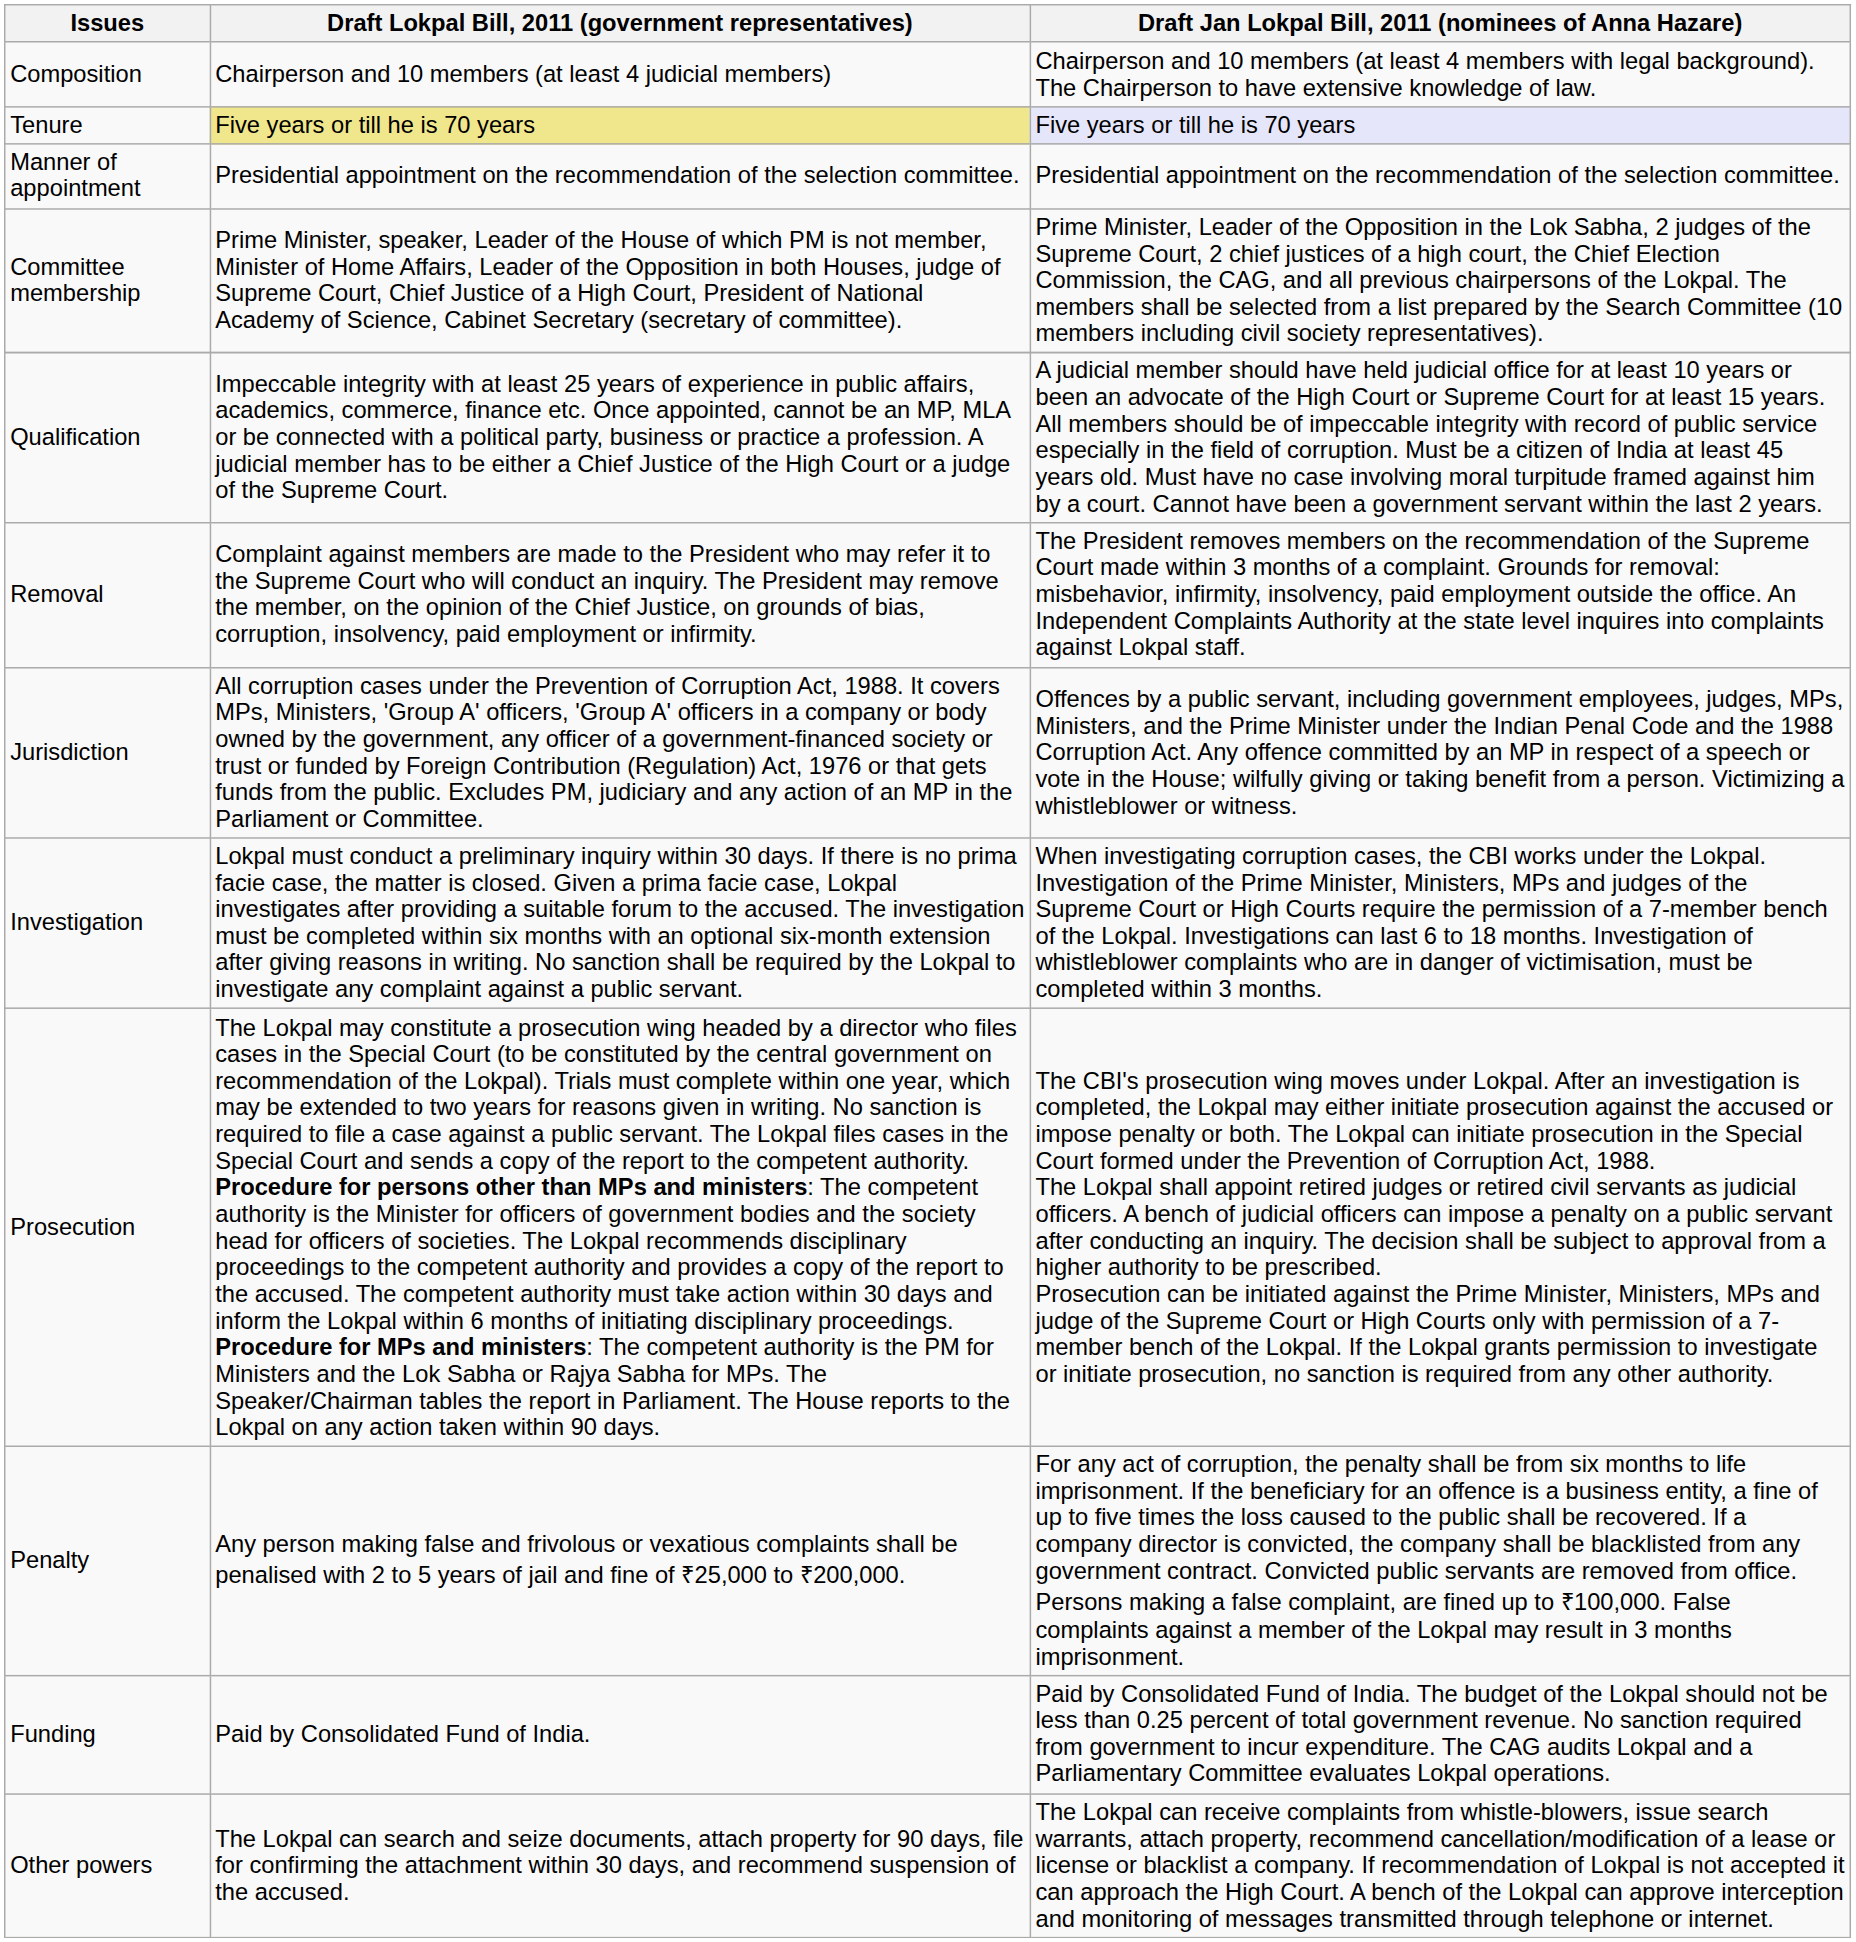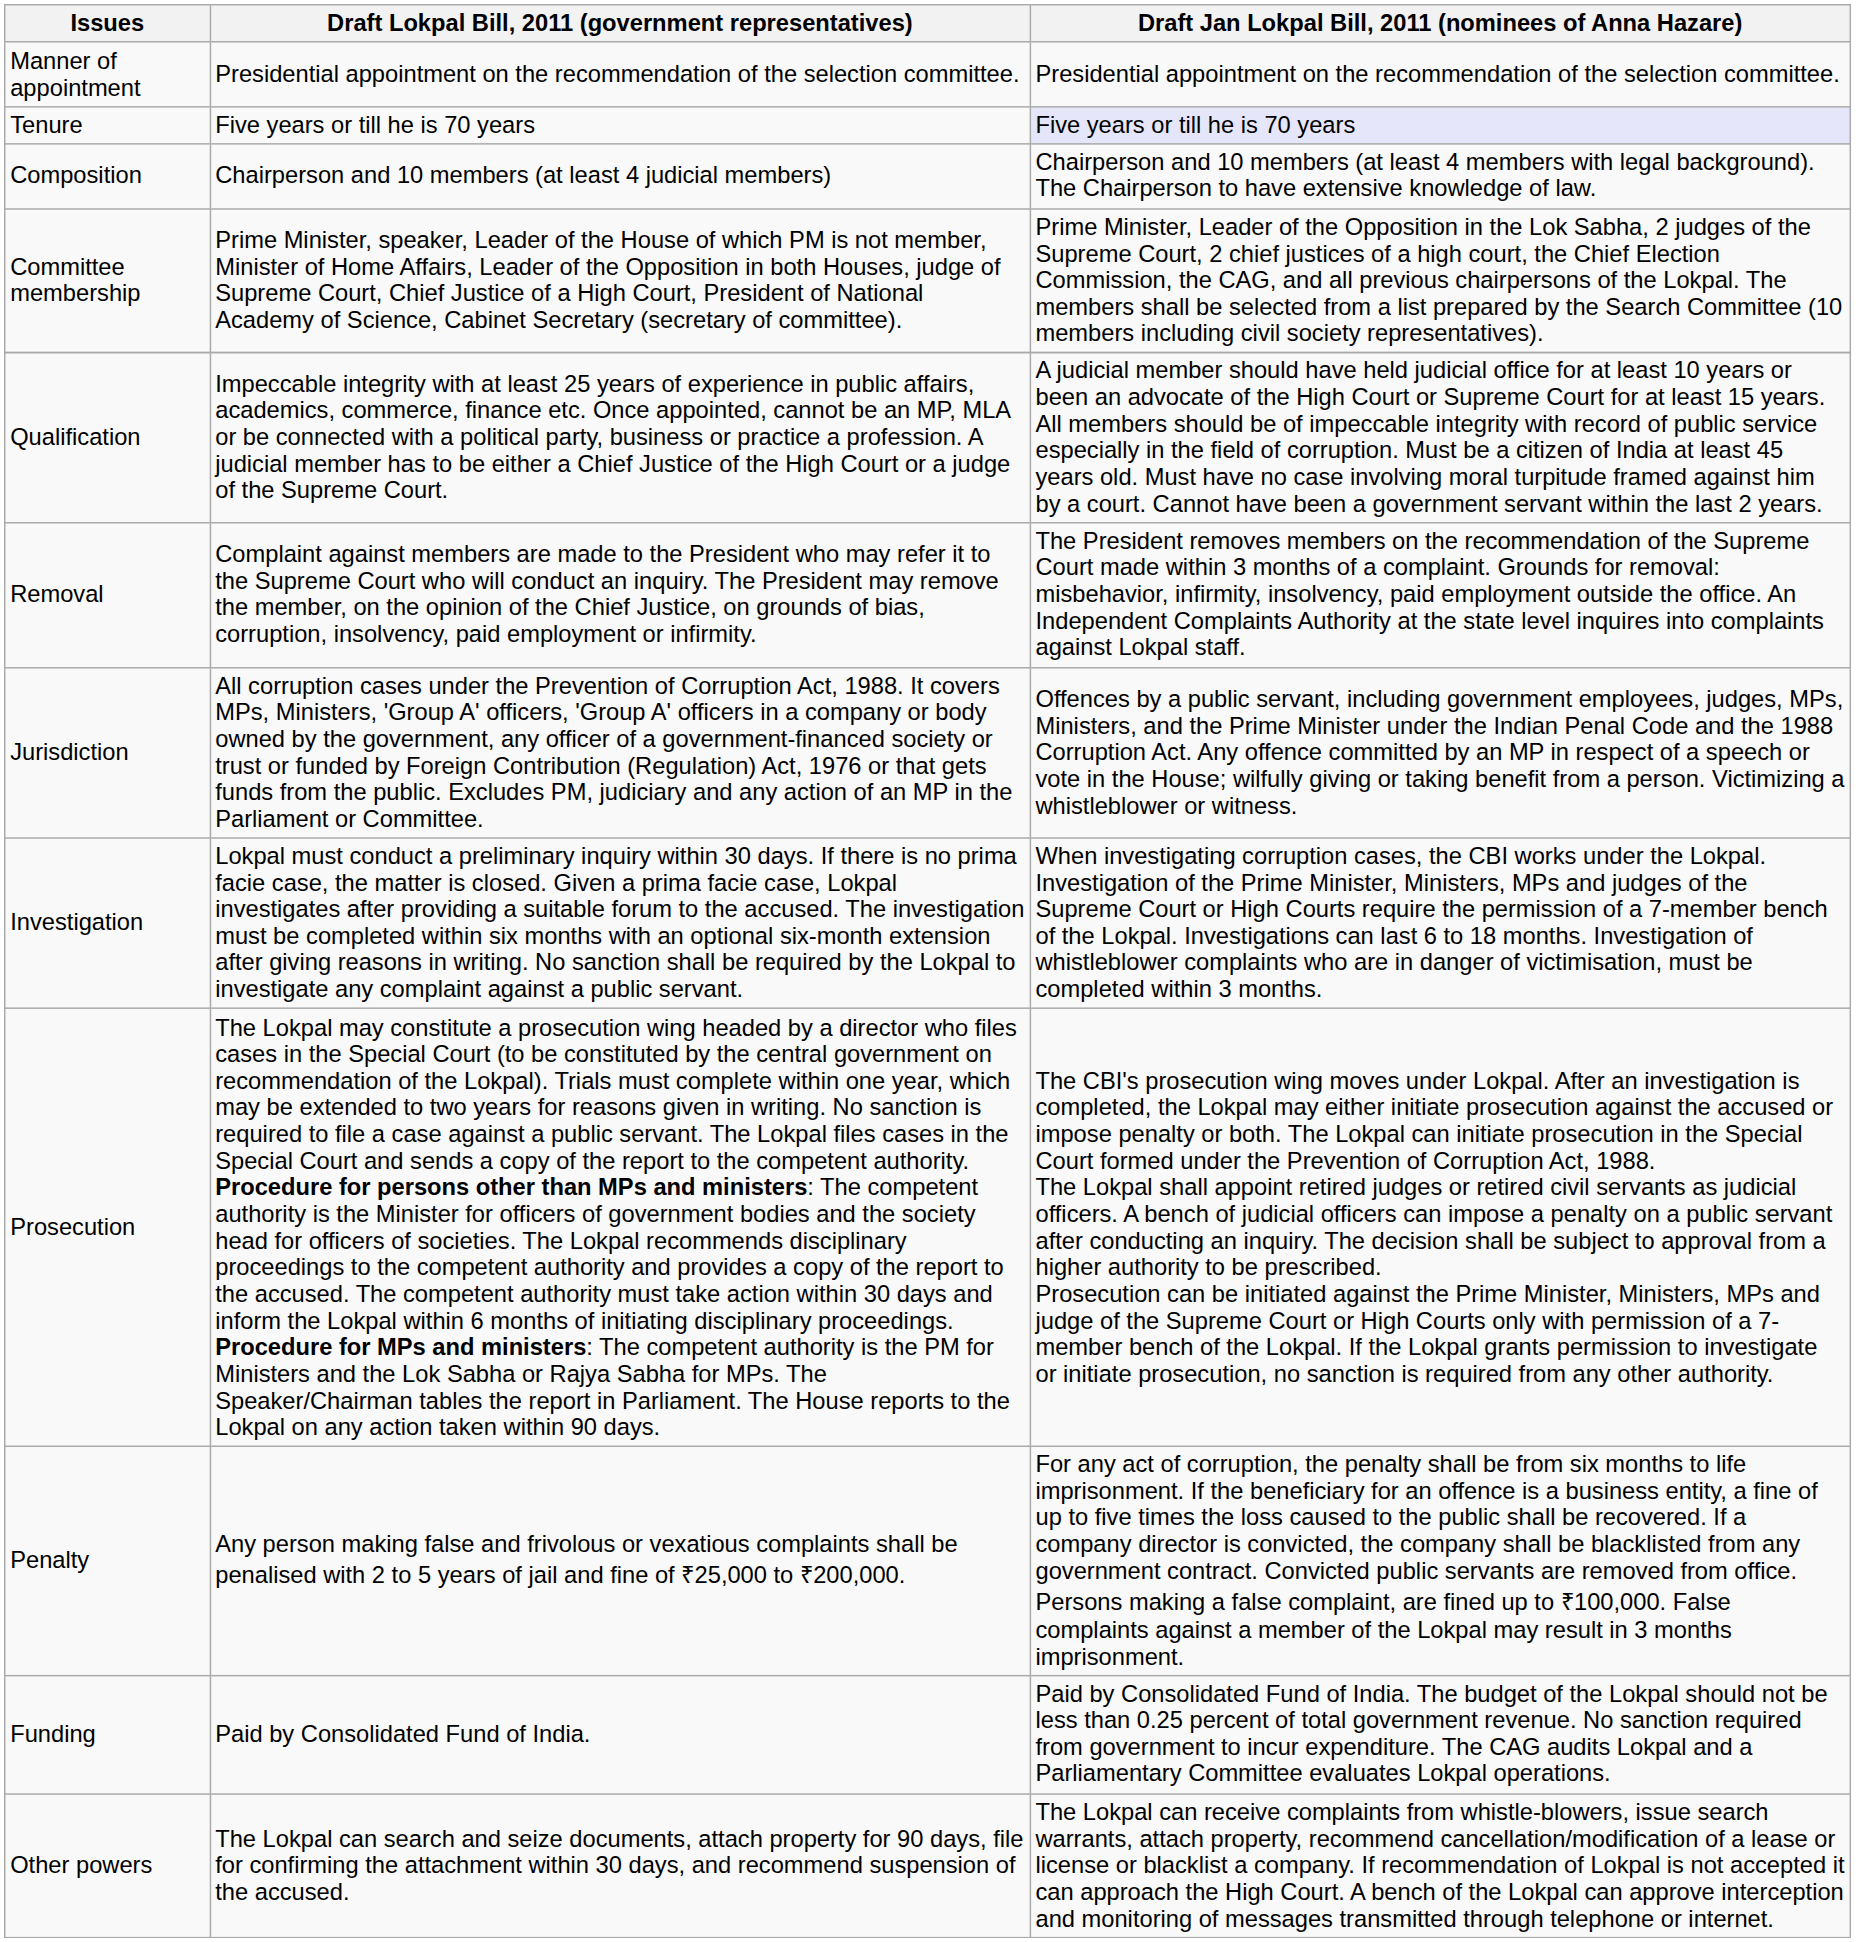rows swapped: (76, 74) <-> (75, 175)
(375, 125) khaki background -> (375, 125) no background
